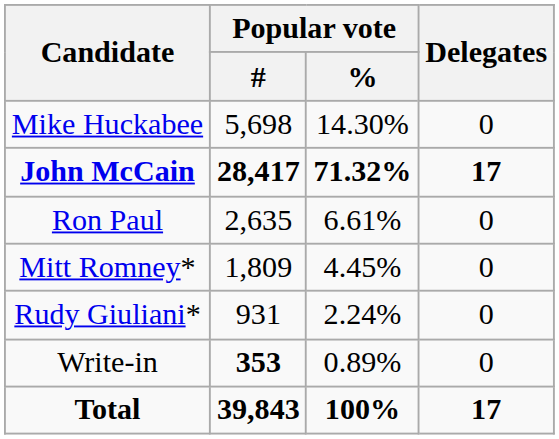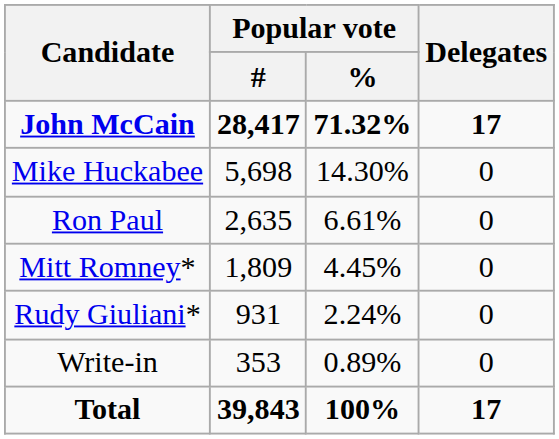rows swapped: (107, 171) <-> (108, 123)
(258, 362) bold -> (258, 362) normal
